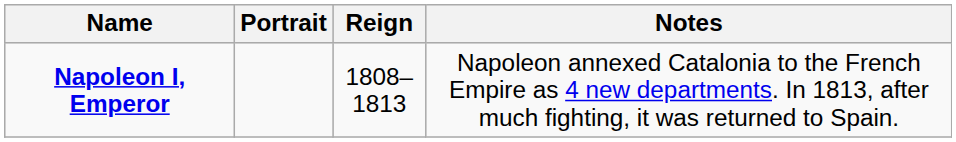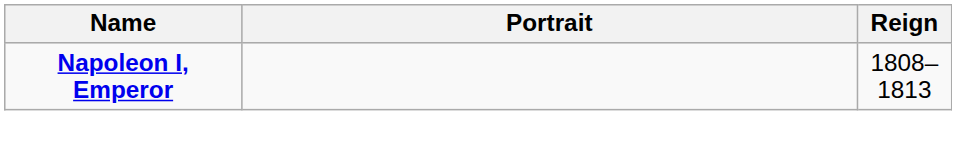- column: (689, 23)
